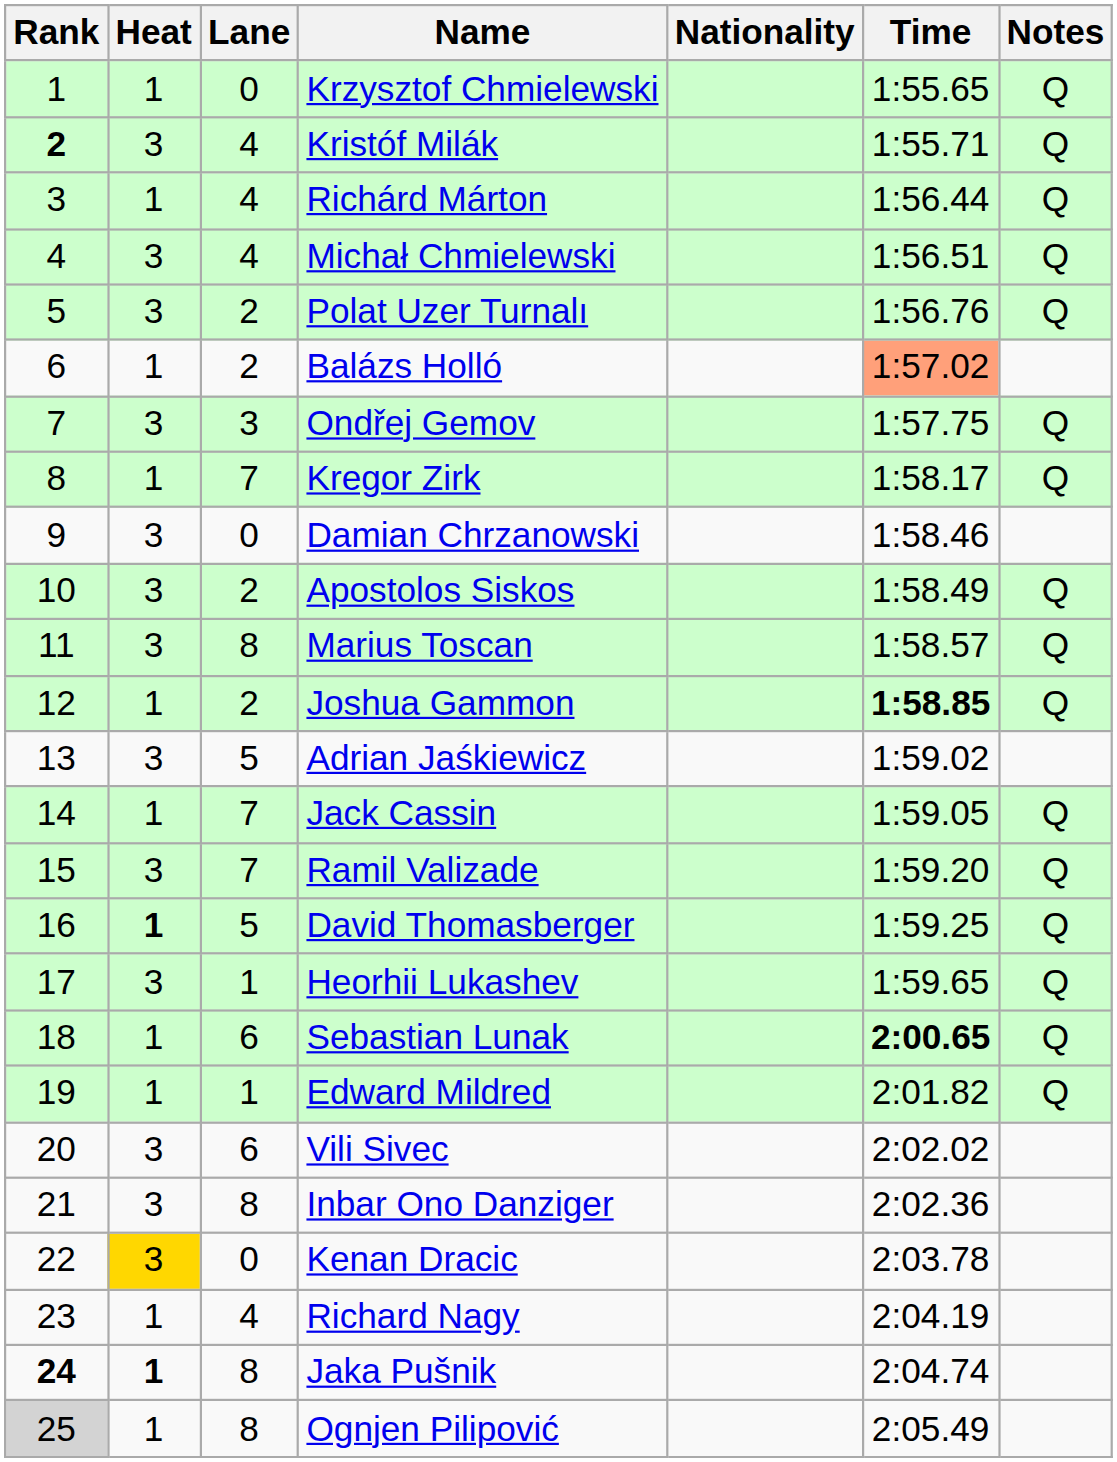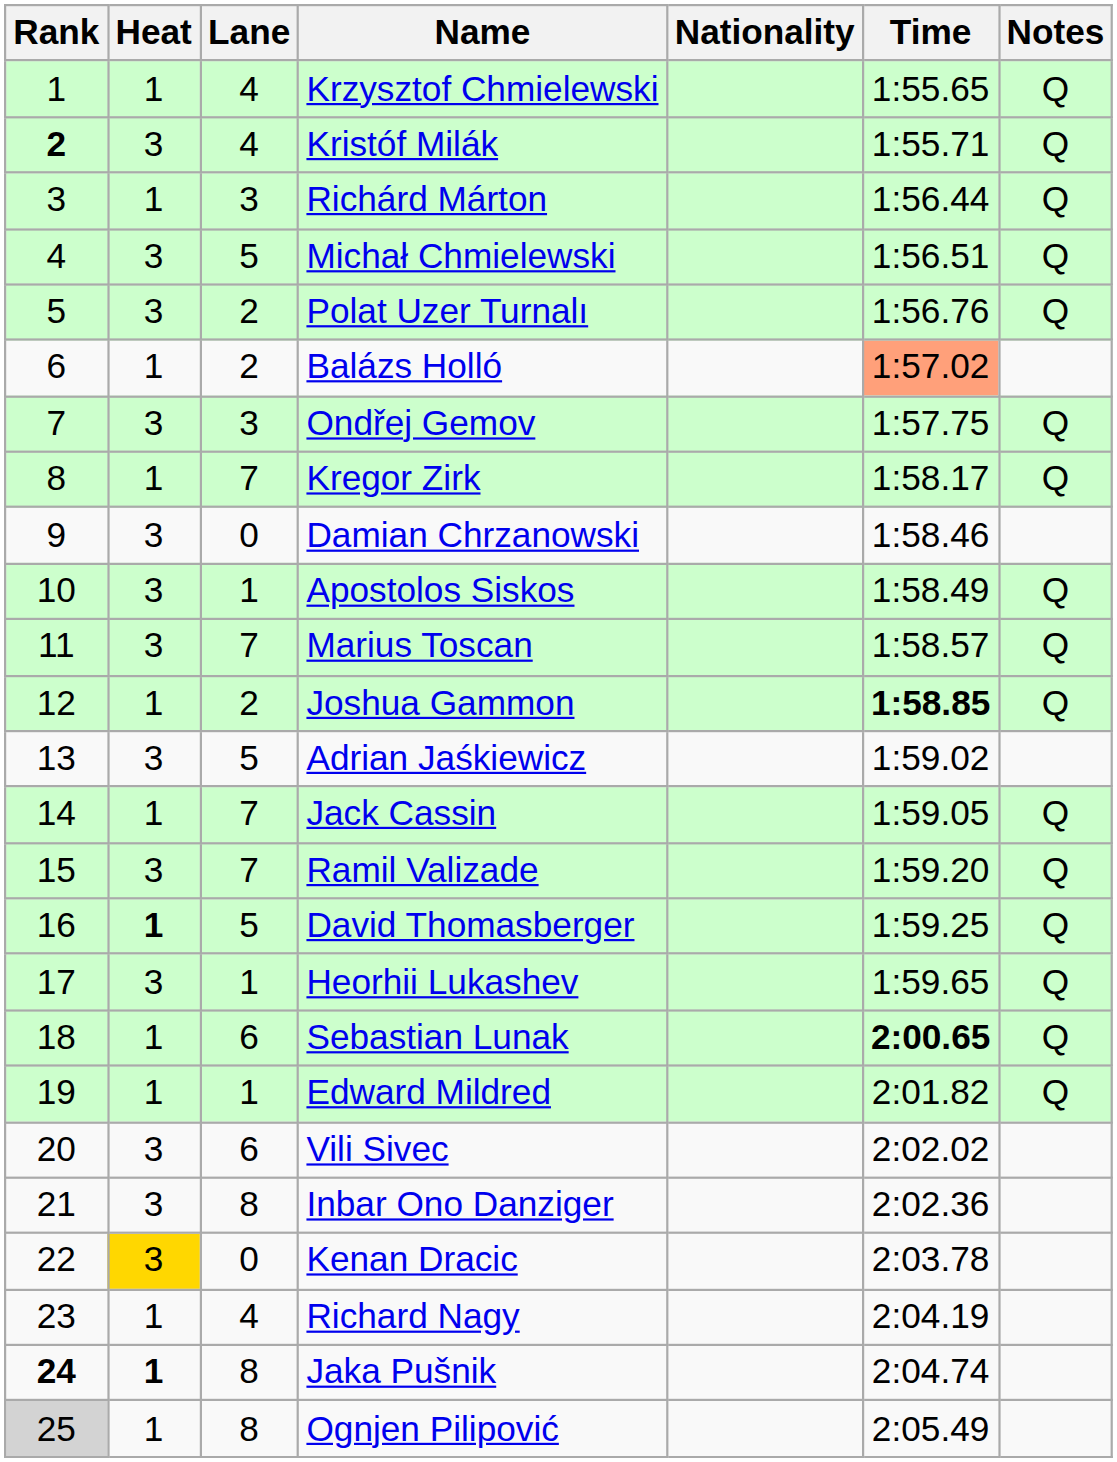(249, 88) 0 -> (249, 88) 4
(249, 199) 4 -> (249, 199) 3
(249, 255) 4 -> (249, 255) 5
(249, 590) 2 -> (249, 590) 1
(249, 646) 8 -> (249, 646) 7
